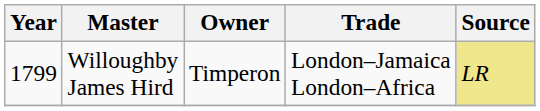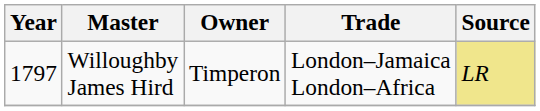(33, 73) 1799 -> (33, 73) 1797
